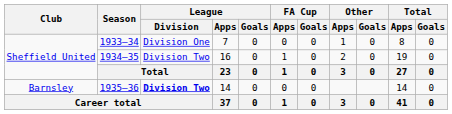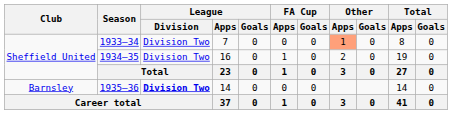(177, 42) Division One -> (177, 42) Division Two
(343, 42) no background -> (343, 42) lightsalmon background
